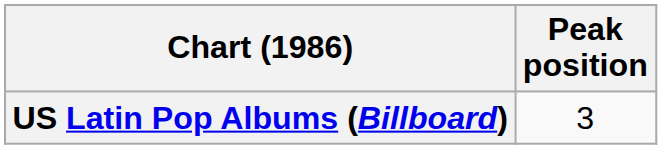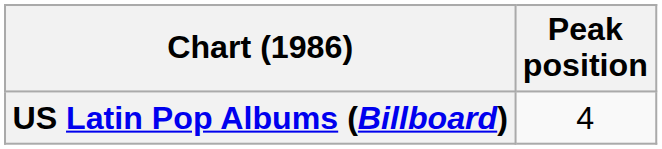(585, 117) 3 -> (585, 117) 4
